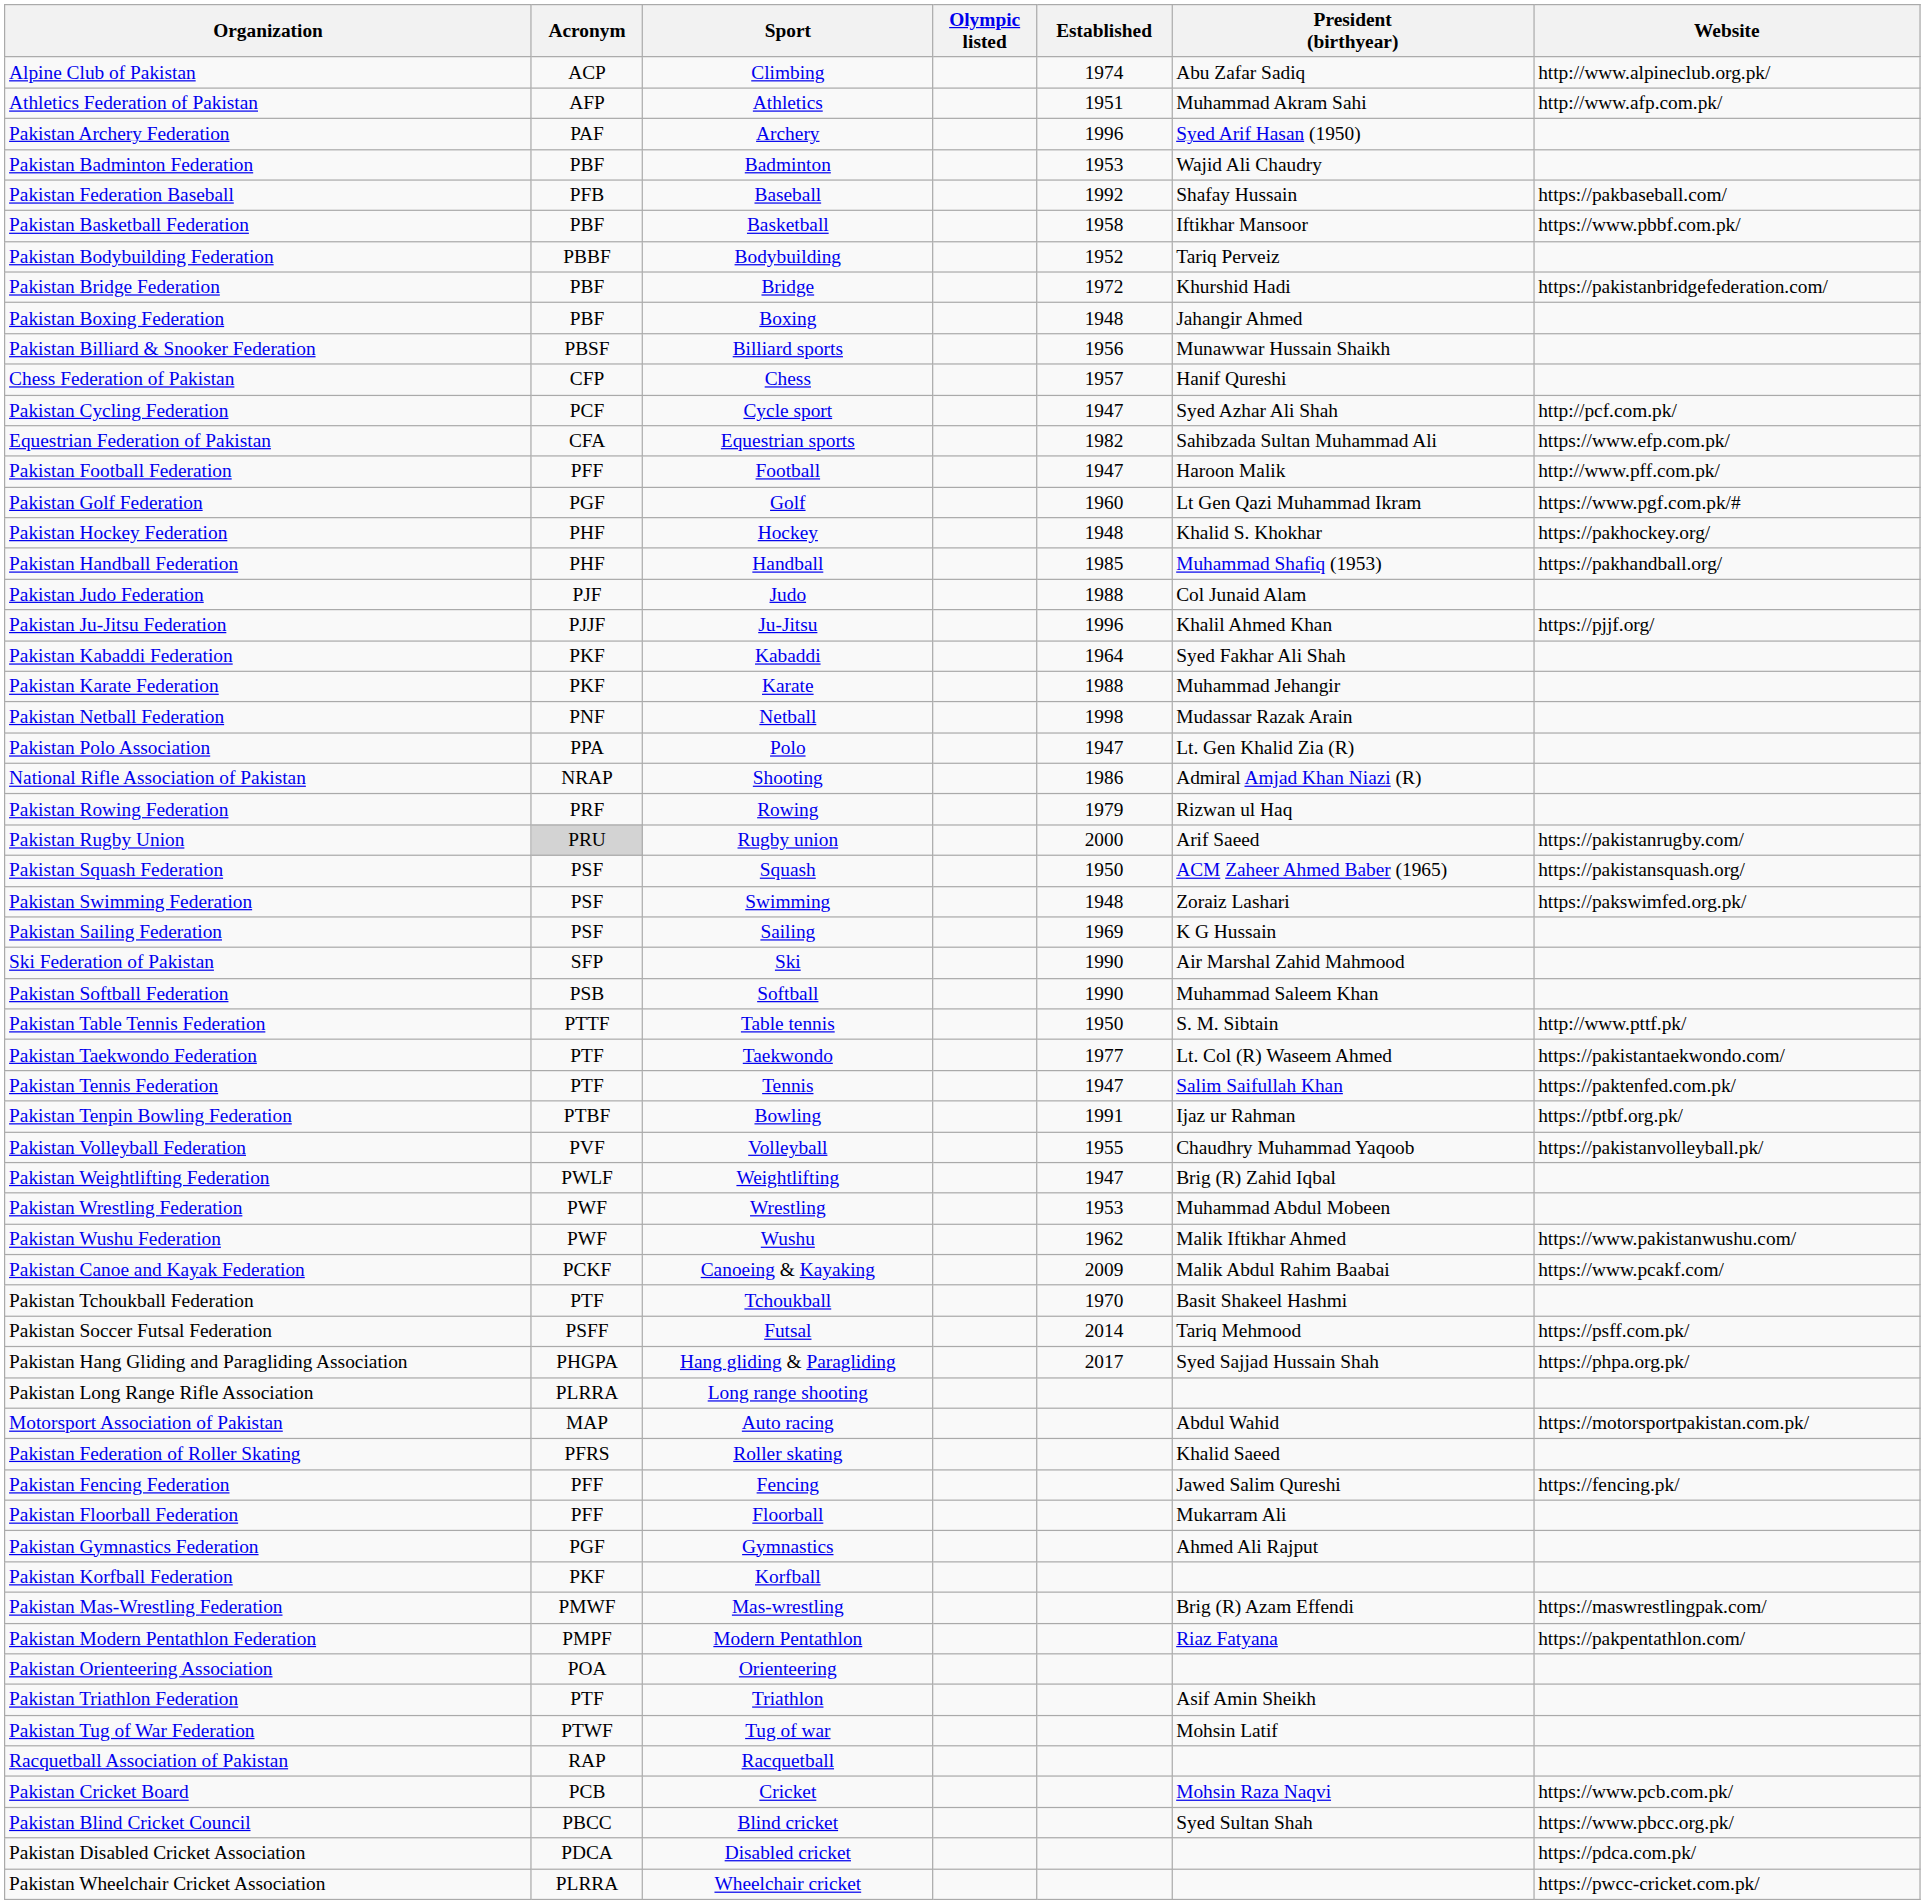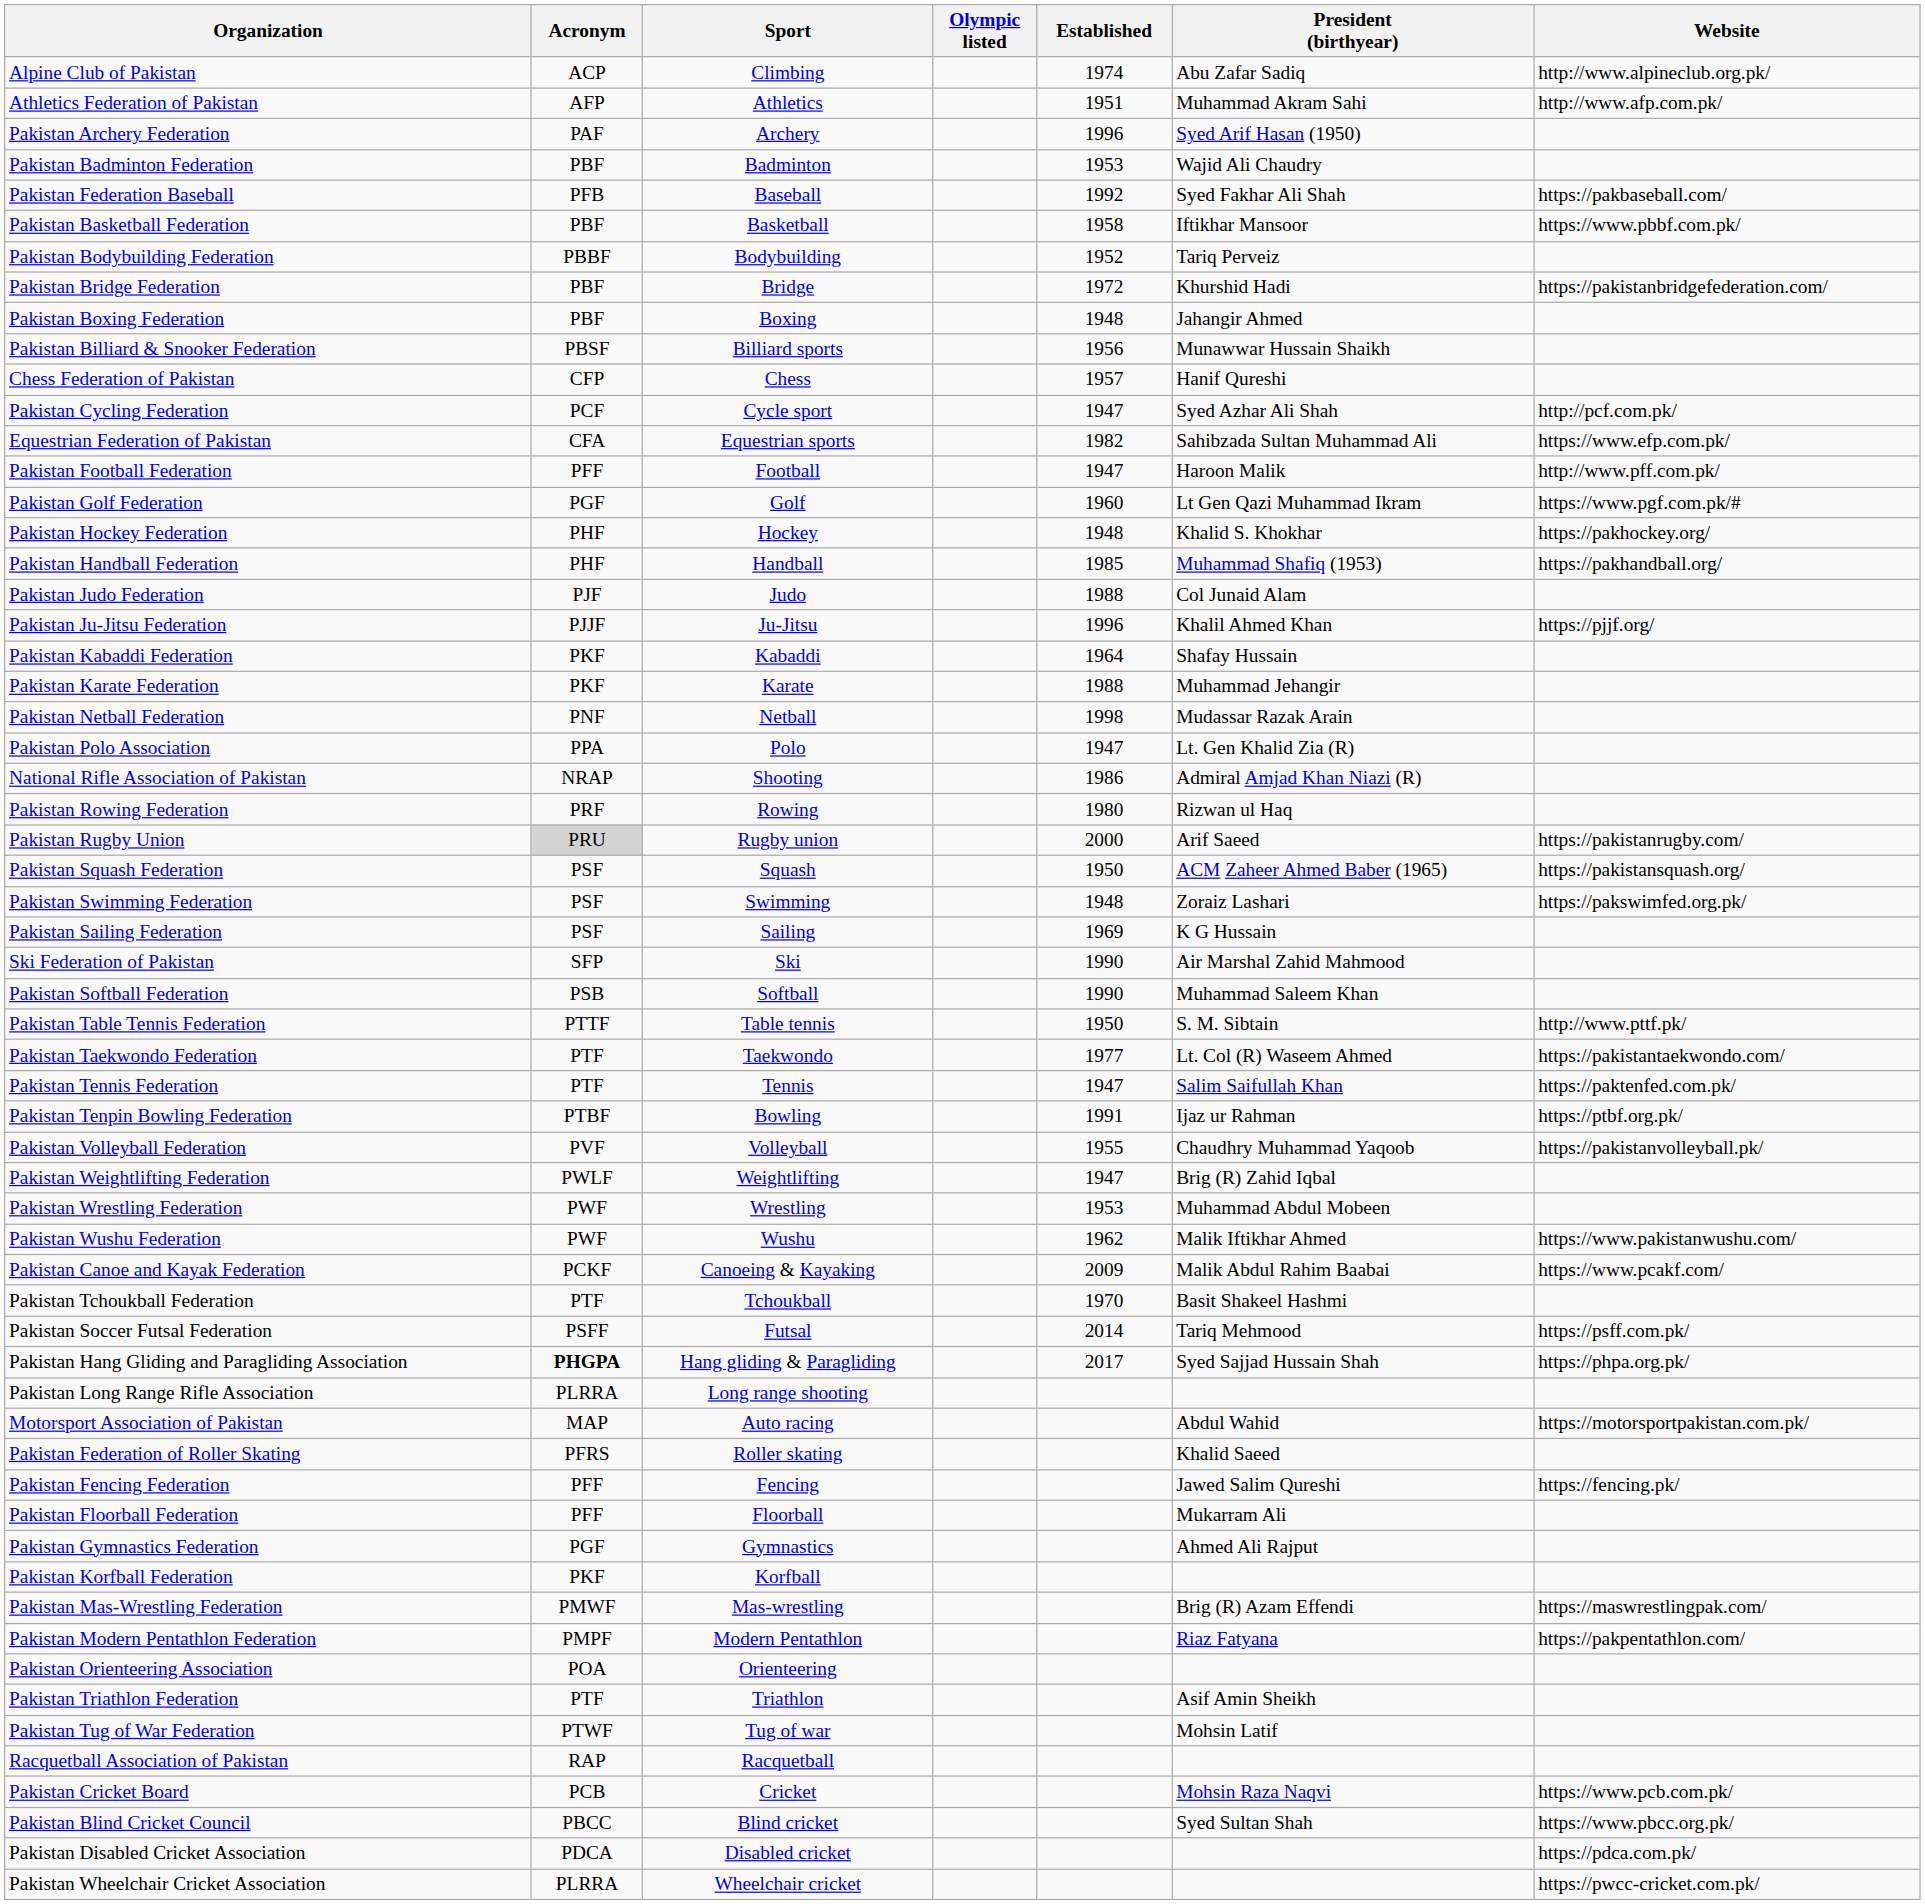(1237, 195) Shafay Hussain -> (1261, 195) Syed Fakhar Ali Shah
(1261, 655) Syed Fakhar Ali Shah -> (1237, 655) Shafay Hussain
(1104, 809) 1979 -> (1104, 809) 1980
(587, 1361) normal -> (587, 1361) bold
